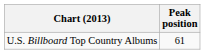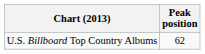(180, 40) 61 -> (180, 40) 62
